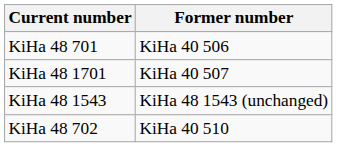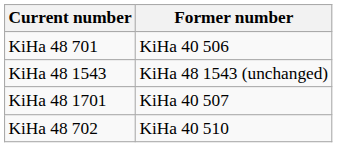rows swapped: (57, 73) <-> (57, 100)
